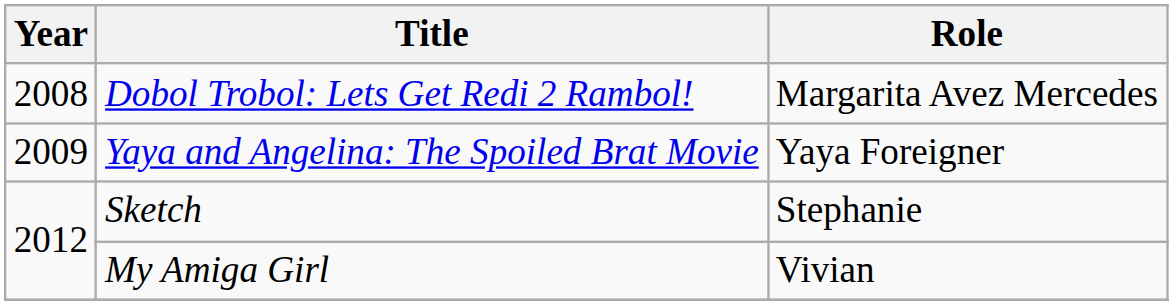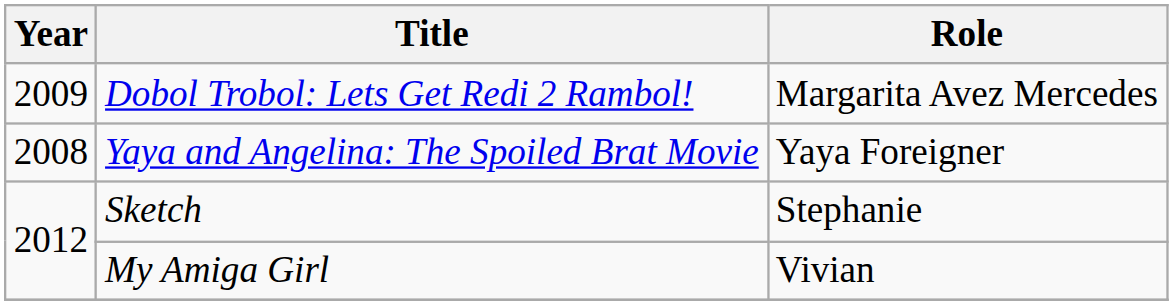(51, 92) 2008 -> (51, 92) 2009
(51, 151) 2009 -> (51, 151) 2008
